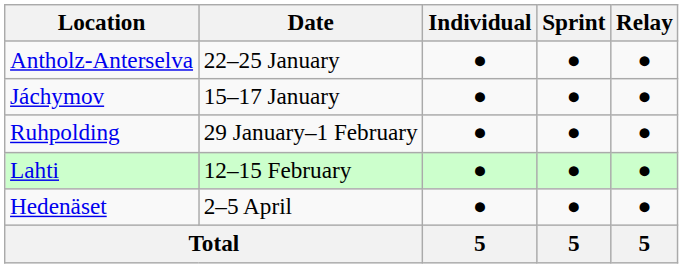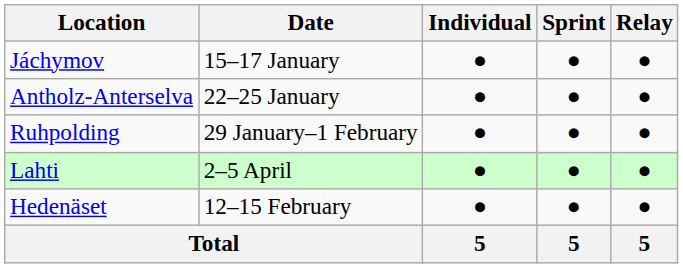rows swapped: (57, 96) <-> (102, 59)
(278, 170) 12–15 February -> (248, 170) 2–5 April
(248, 206) 2–5 April -> (278, 206) 12–15 February
